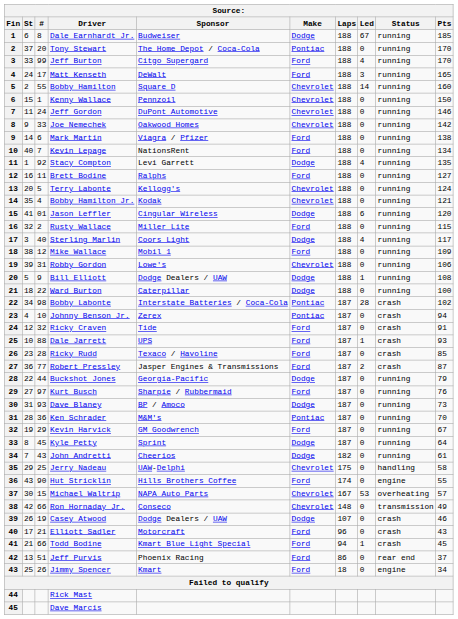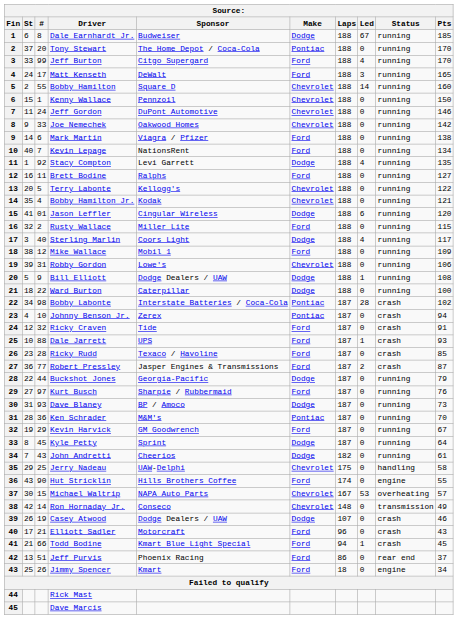(445, 189) 124 -> (445, 189) 122
(42, 506) 66 -> (42, 506) 14
